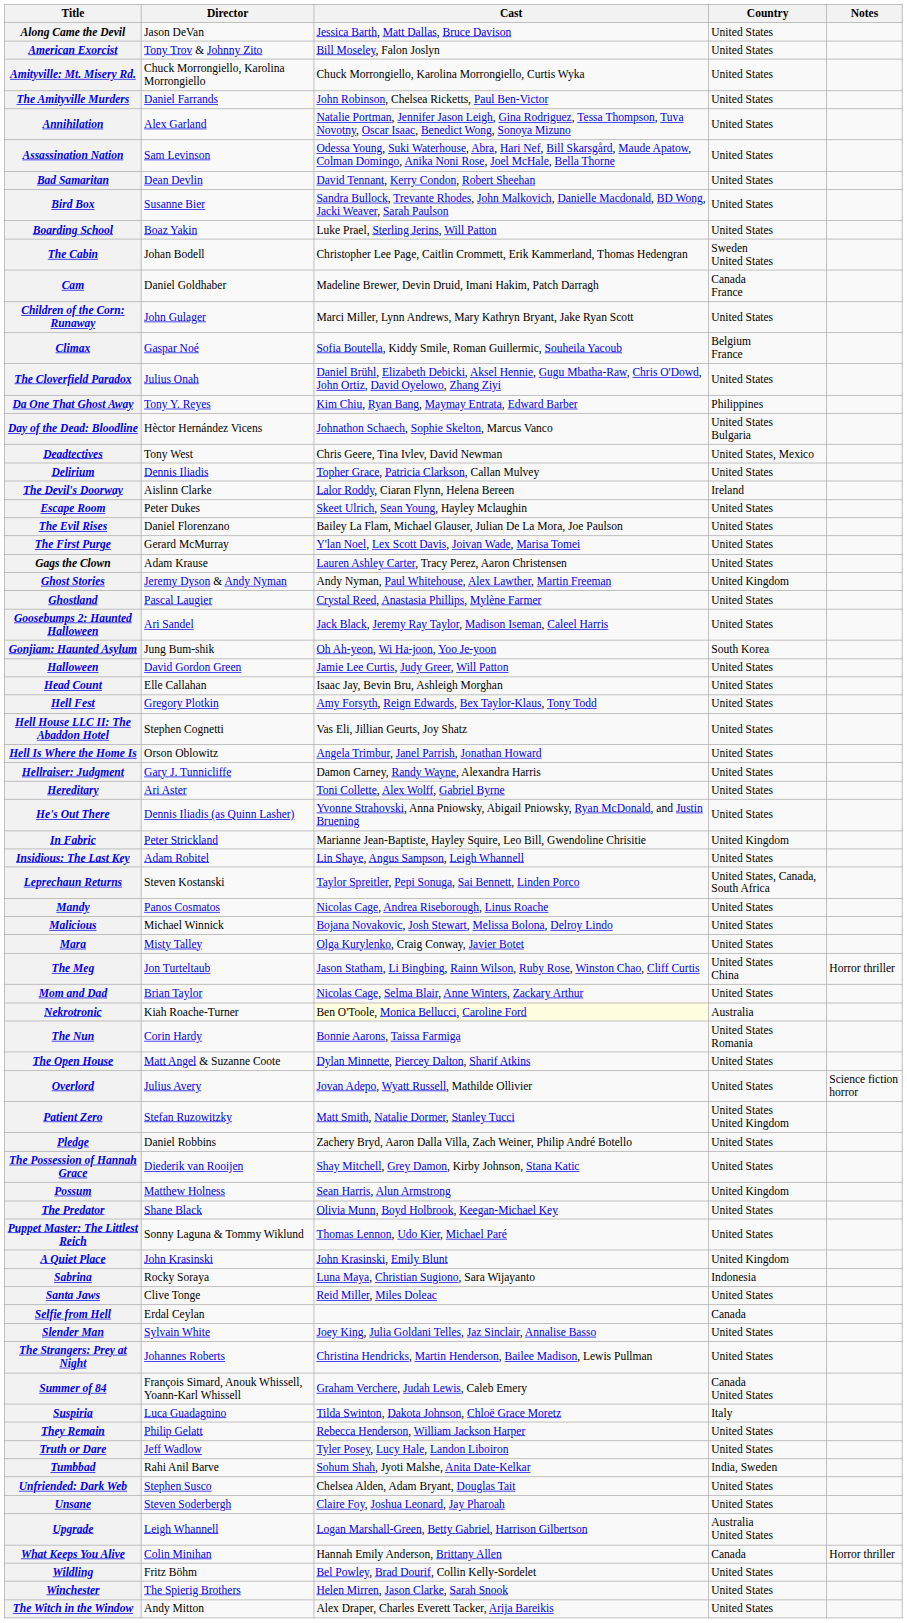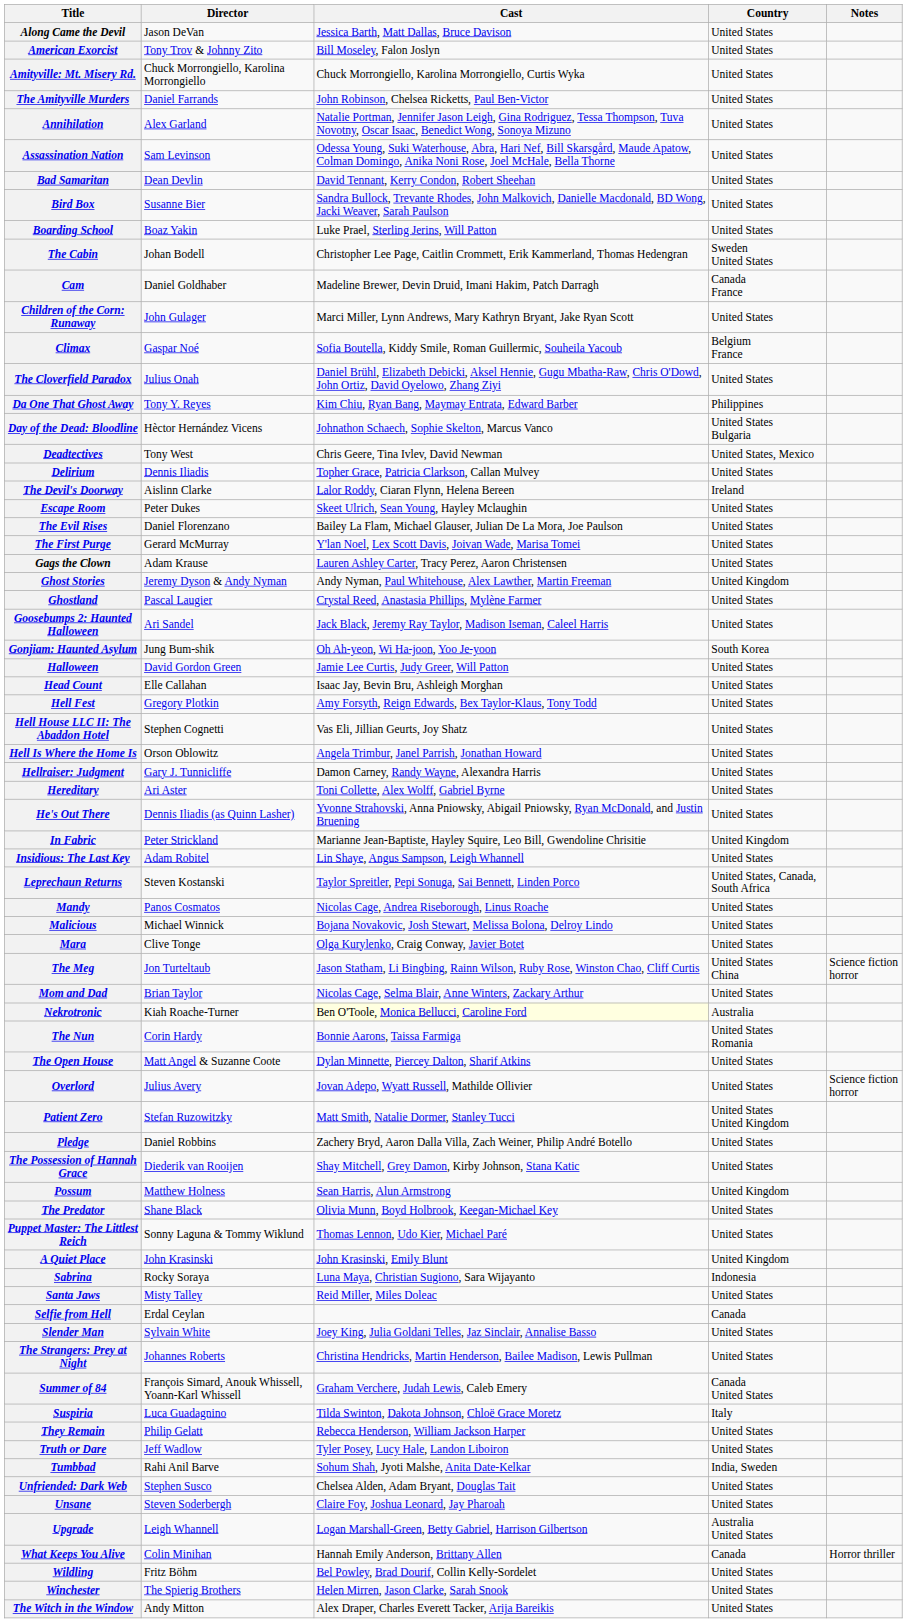(173, 944) Misty Talley -> (172, 944) Clive Tonge
(862, 968) Horror thriller -> (864, 968) Science fiction horror
(172, 1295) Clive Tonge -> (173, 1295) Misty Talley
